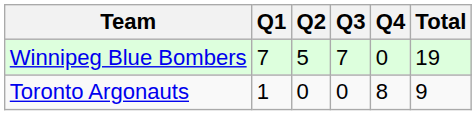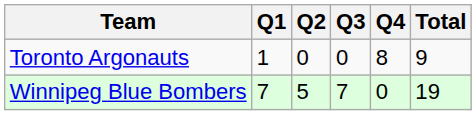rows swapped: (128, 57) <-> (99, 92)
